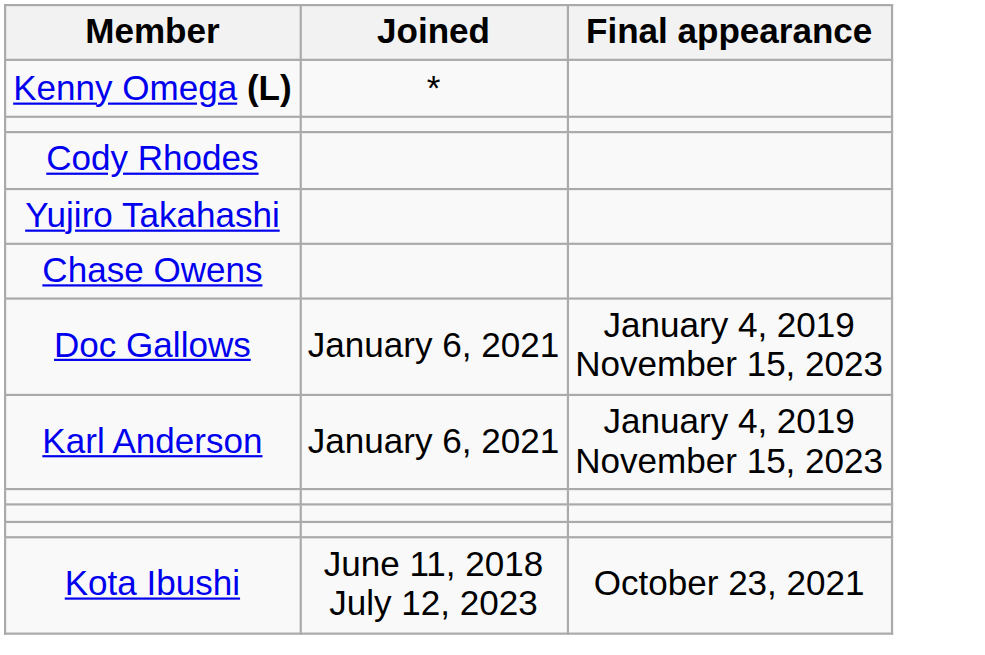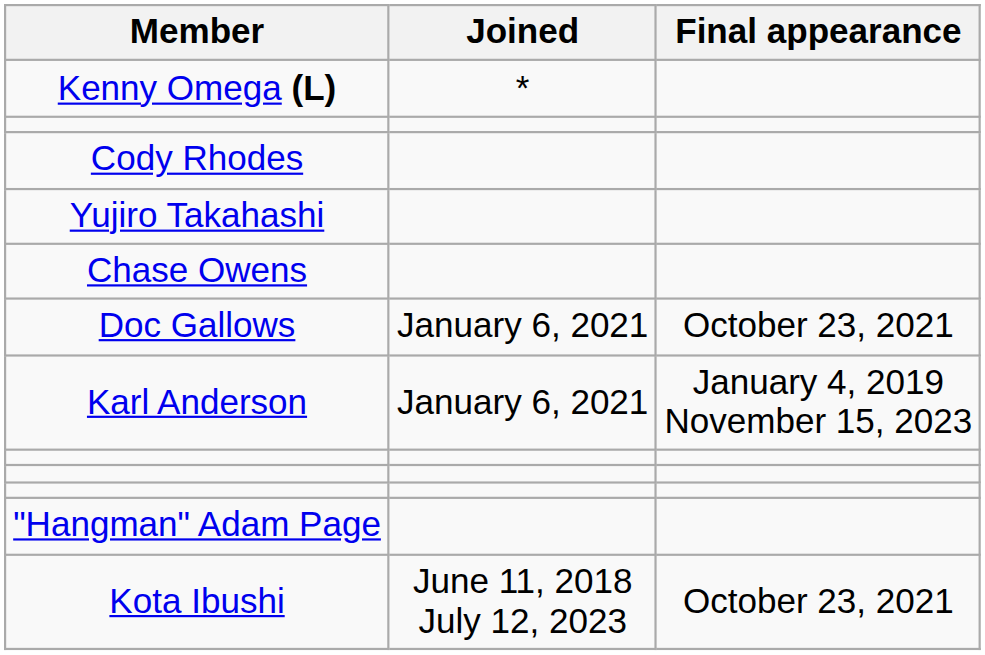(729, 346) January 4, 2019 November 15, 2023 -> (818, 326) October 23, 2021
+ row: (197, 525)
